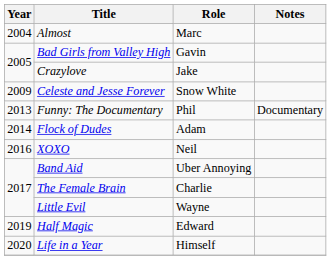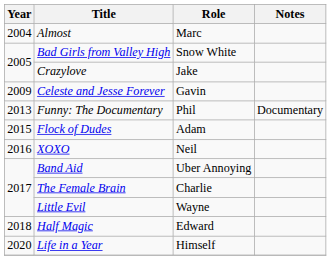(191, 52) Gavin -> (206, 52) Snow White
(206, 91) Snow White -> (191, 91) Gavin
(19, 129) 2014 -> (19, 129) 2015
(19, 226) 2019 -> (19, 226) 2018
